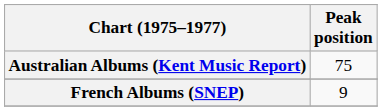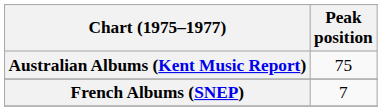(343, 92) 9 -> (343, 92) 7
